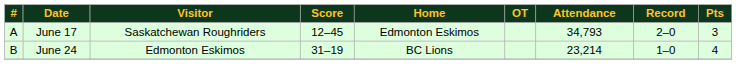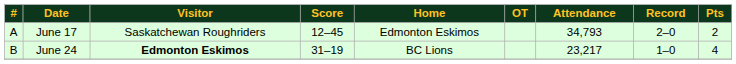(715, 31) 3 -> (715, 31) 2
(195, 50) normal -> (195, 50) bold
(584, 50) 23,214 -> (584, 50) 23,217
